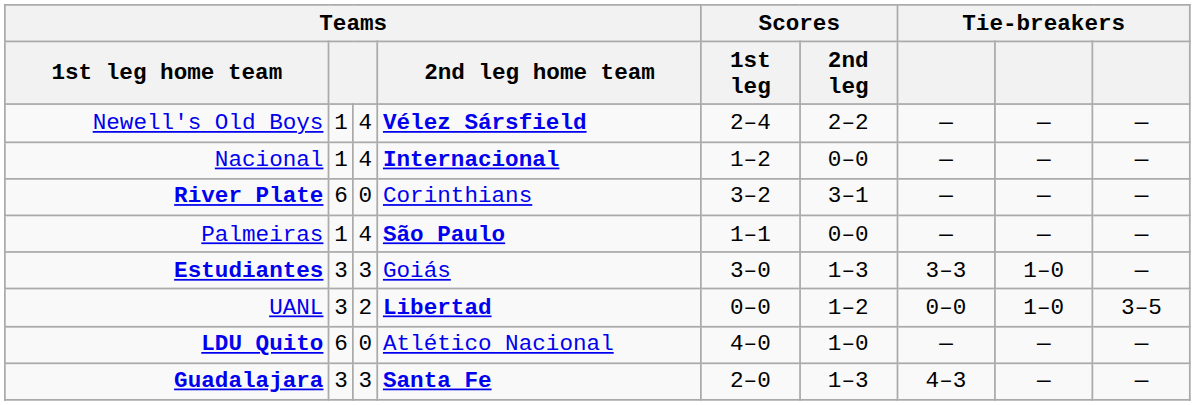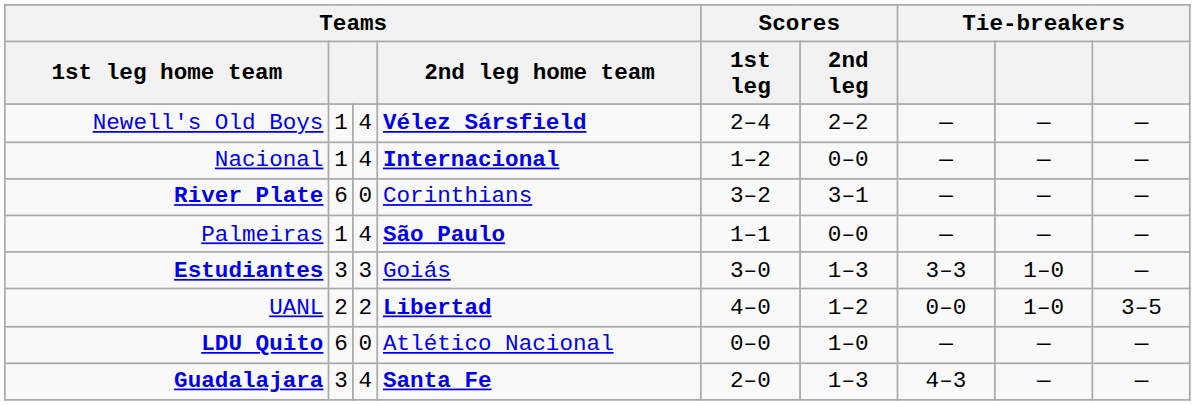(341, 307) 3 -> (341, 307) 2
(750, 307) 0–0 -> (750, 307) 4–0
(750, 344) 4–0 -> (750, 344) 0–0
(365, 381) 3 -> (365, 381) 4
